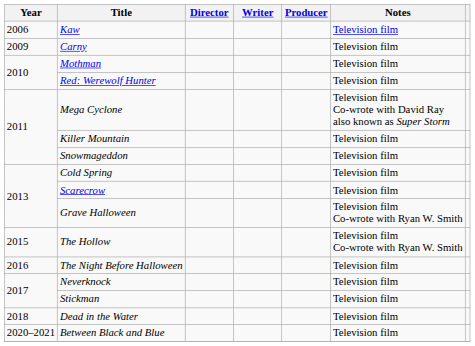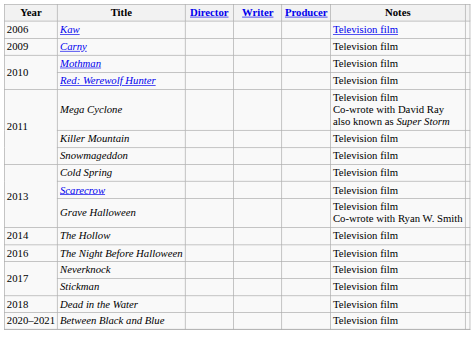(18, 242) 2015 -> (18, 236) 2014
(398, 242) Television film Co-wrote with Ryan W. Smith -> (365, 236) Television film
